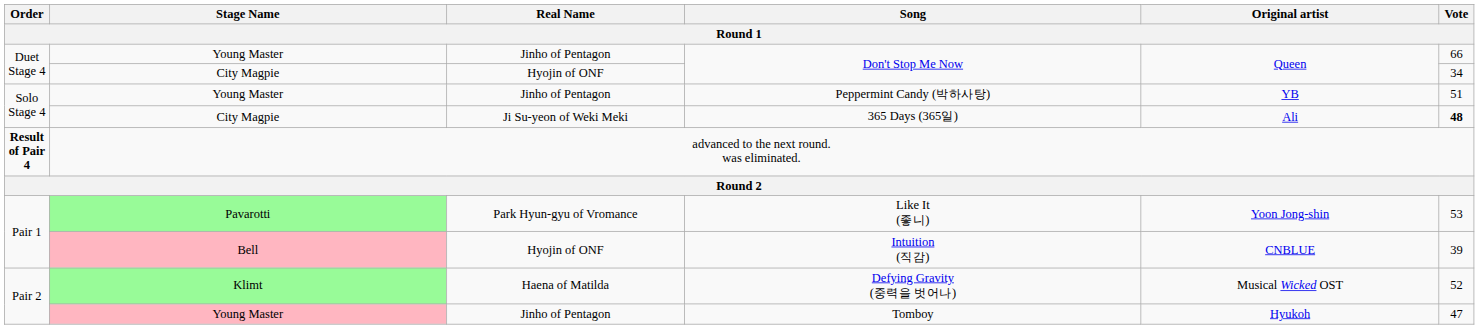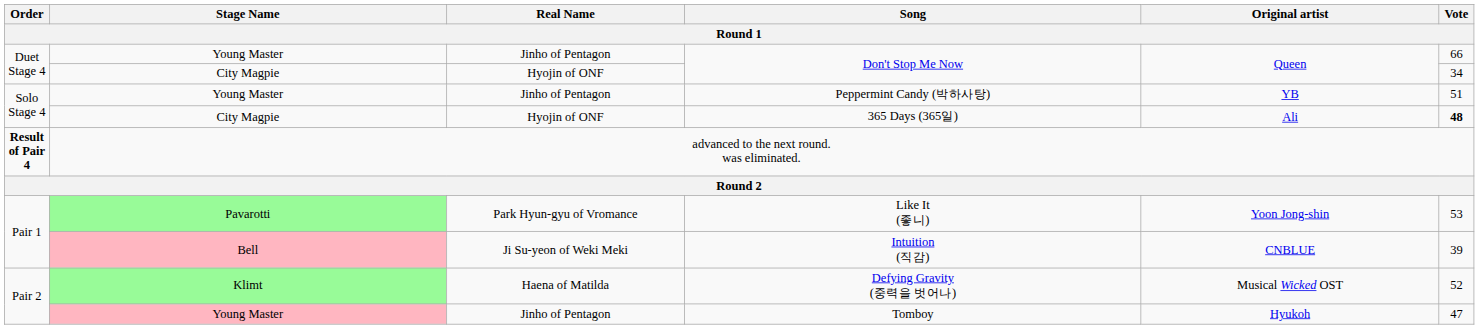(565, 116) Ji Su-yeon of Weki Meki -> (565, 116) Hyojin of ONF
(565, 249) Hyojin of ONF -> (565, 249) Ji Su-yeon of Weki Meki
